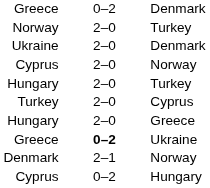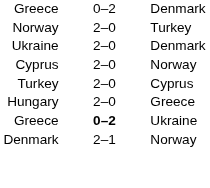- row: (33, 83)
- row: (37, 176)
